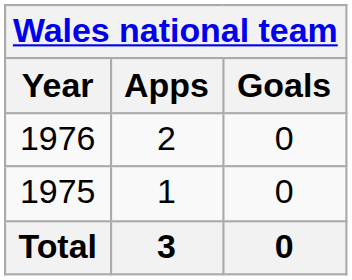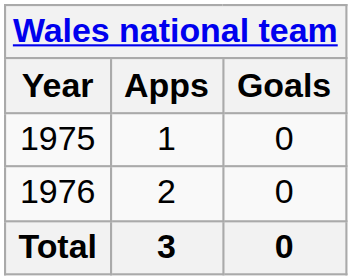rows swapped: (58, 192) <-> (58, 138)
